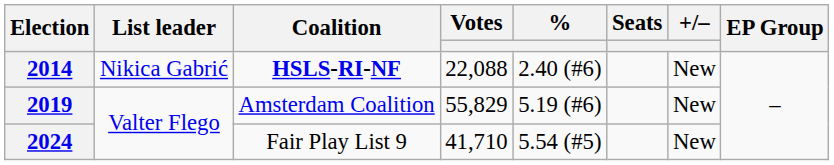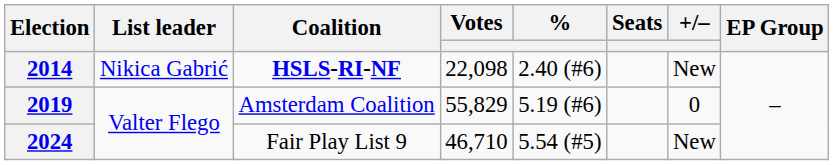(476, 69) 22,088 -> (476, 69) 22,098
(694, 105) New -> (694, 105) 0
(476, 141) 41,710 -> (476, 141) 46,710
